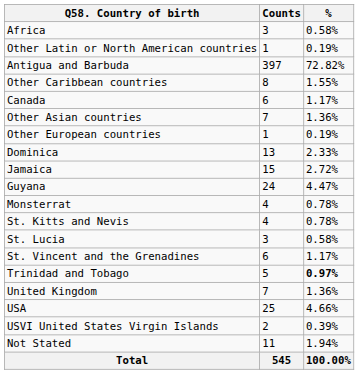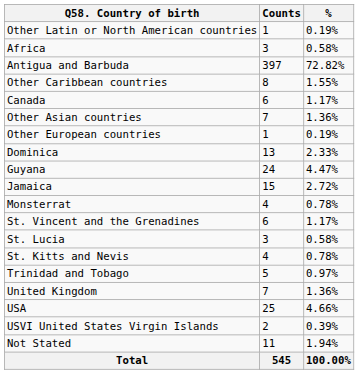rows swapped: (26, 30) <-> (132, 48)
rows swapped: (26, 187) <-> (29, 169)
rows swapped: (68, 222) <-> (103, 256)
(322, 274) bold -> (322, 274) normal
